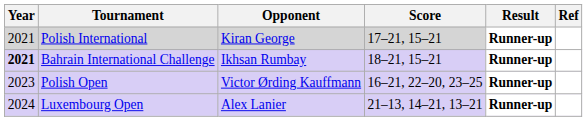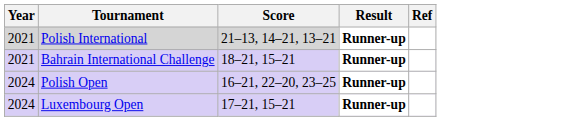- column: (291, 16)
(405, 38) 17–21, 15–21 -> (278, 38) 21–13, 14–21, 13–21
(21, 60) bold -> (21, 60) normal
(21, 83) 2023 -> (21, 83) 2024
(425, 105) 21–13, 14–21, 13–21 -> (258, 105) 17–21, 15–21
